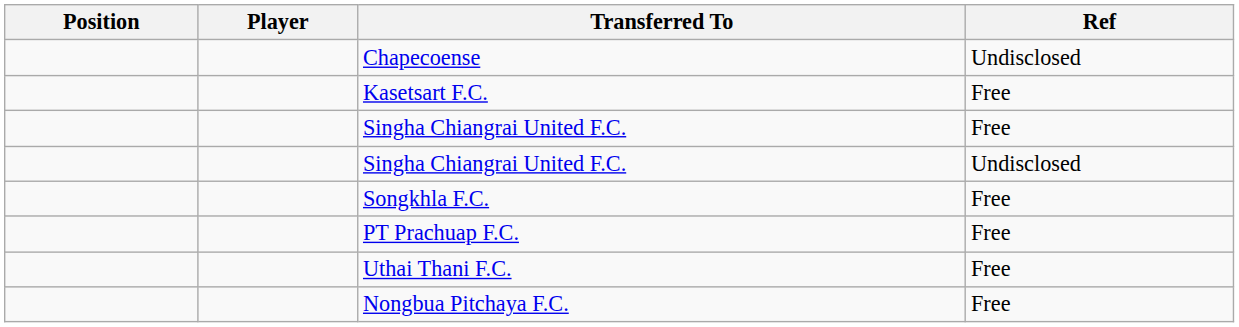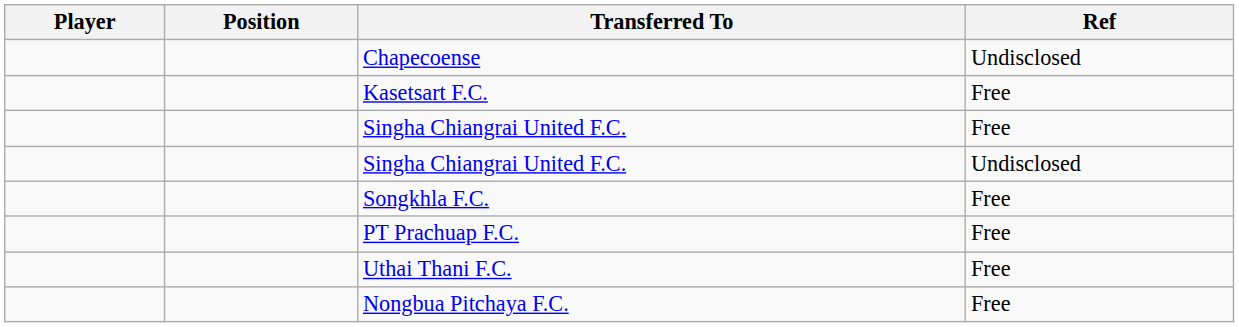columns swapped: (101, 22) <-> (278, 22)
